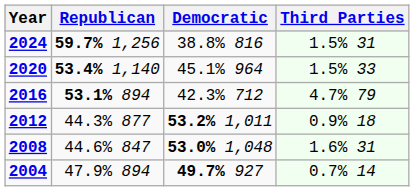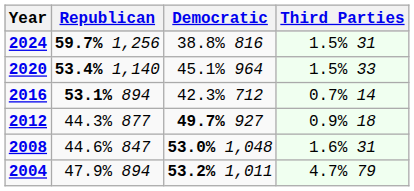(342, 96) 4.7% 79 -> (342, 96) 0.7% 14
(220, 121) 53.2% 1,011 -> (220, 121) 49.7% 927
(220, 173) 49.7% 927 -> (220, 173) 53.2% 1,011
(342, 173) 0.7% 14 -> (342, 173) 4.7% 79
